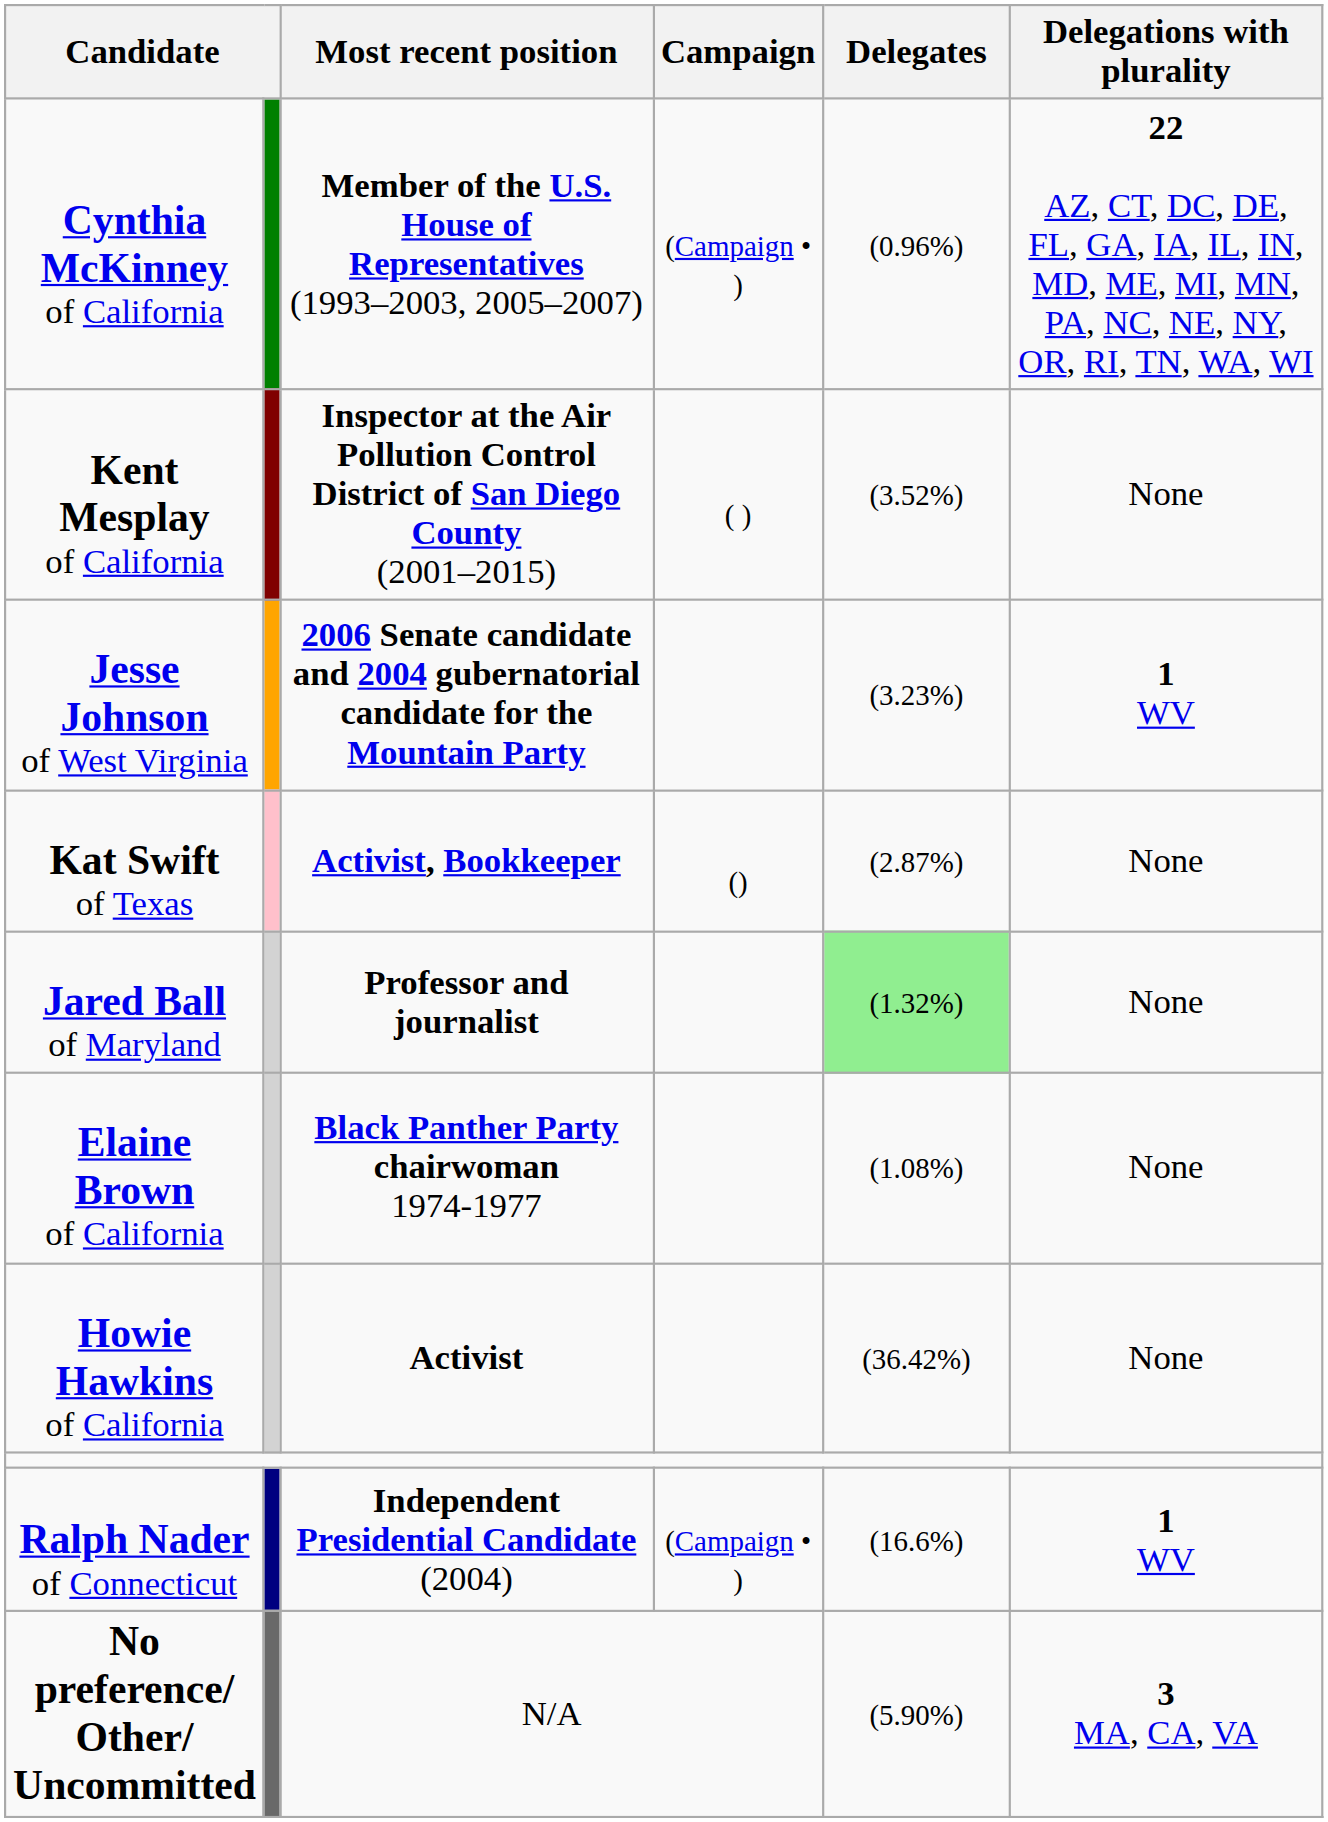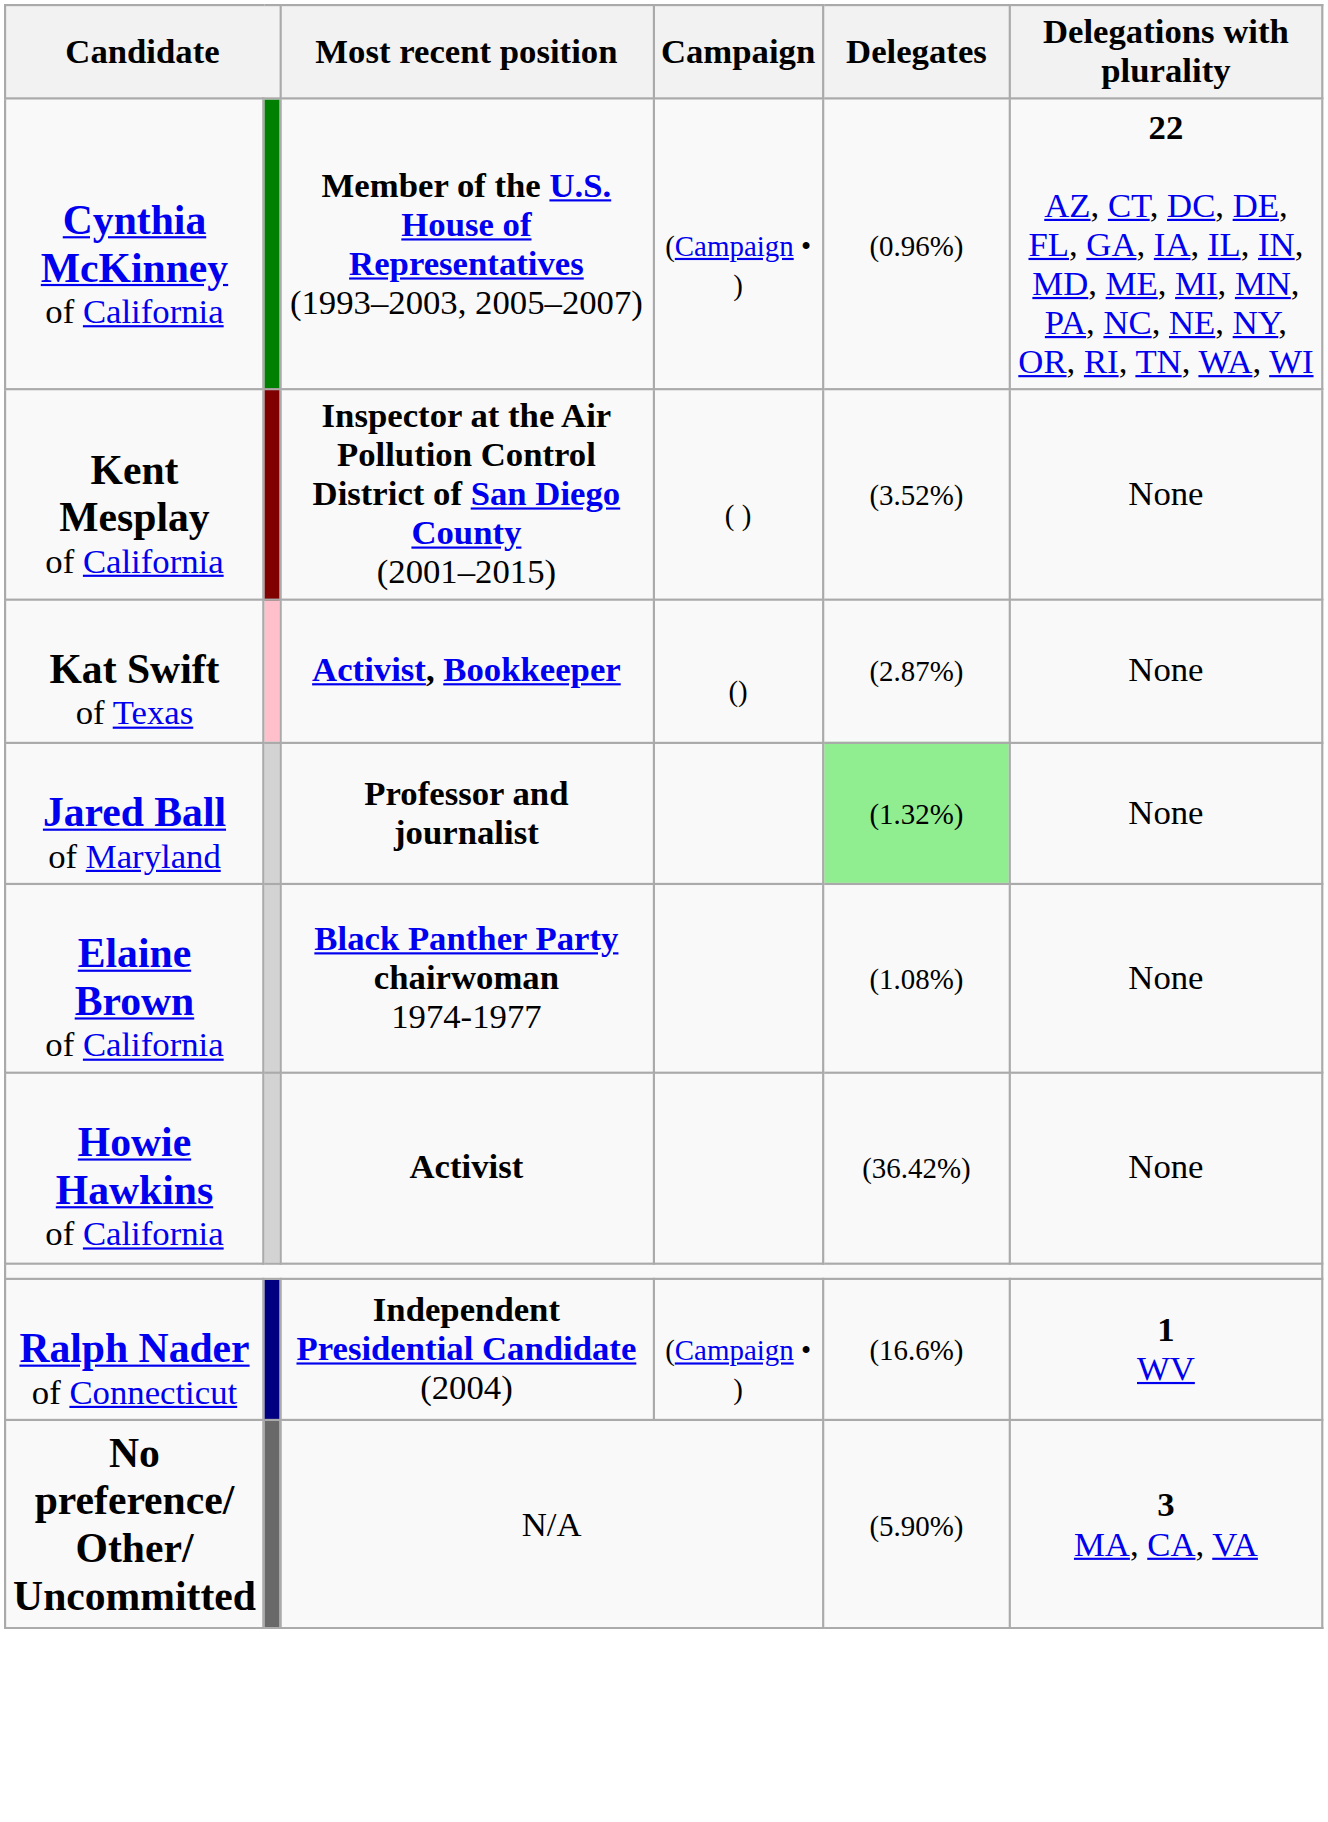- row: (134, 713)
